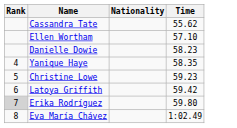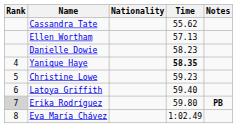+ column: (218, 11)
(185, 37) 57.10 -> (185, 37) 57.13
(185, 63) normal -> (185, 63) bold
(185, 90) 59.42 -> (185, 90) 59.40
